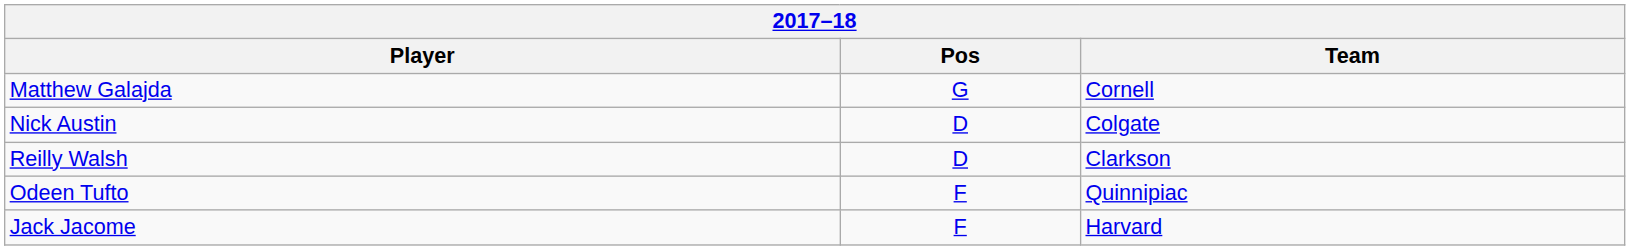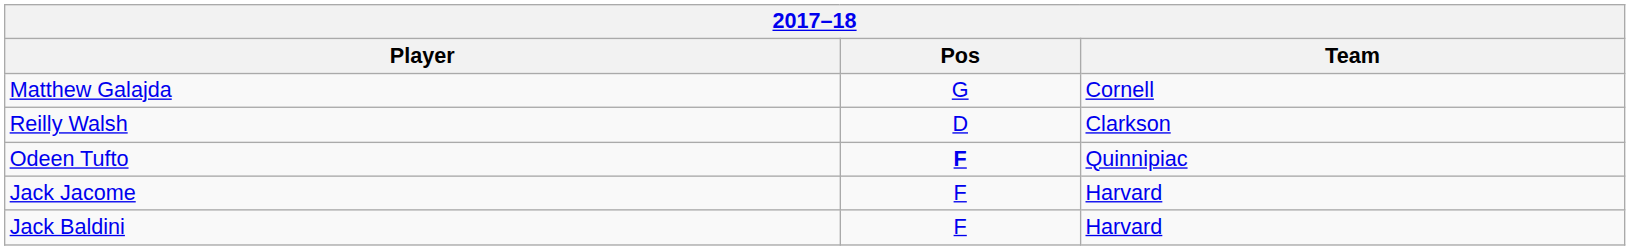- row: (63, 124)
(960, 192) normal -> (960, 158) bold
+ row: (67, 227)
